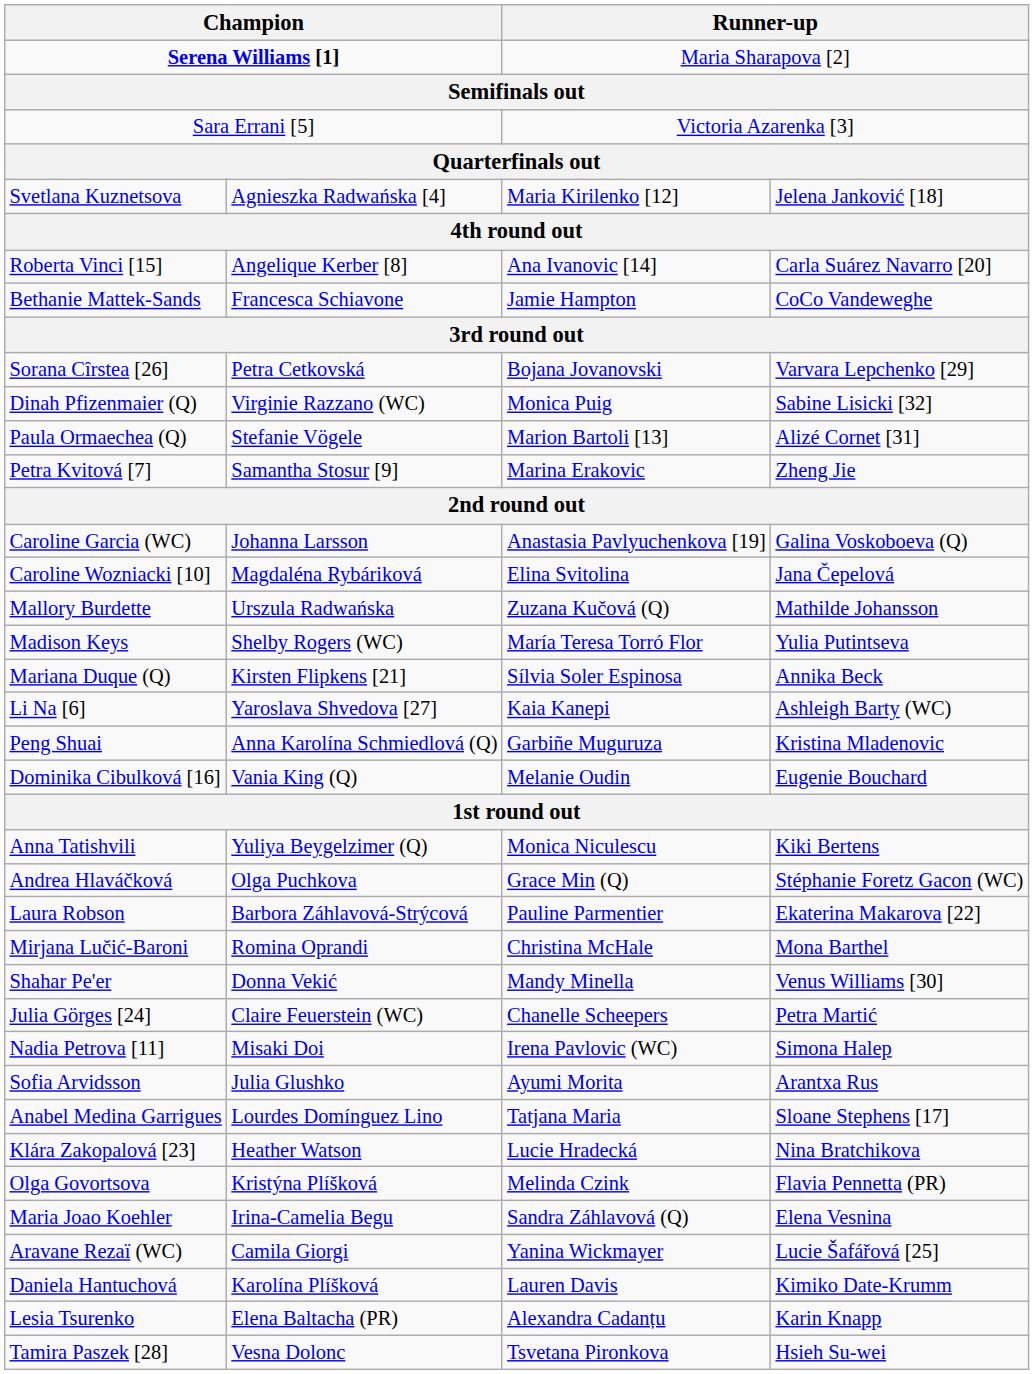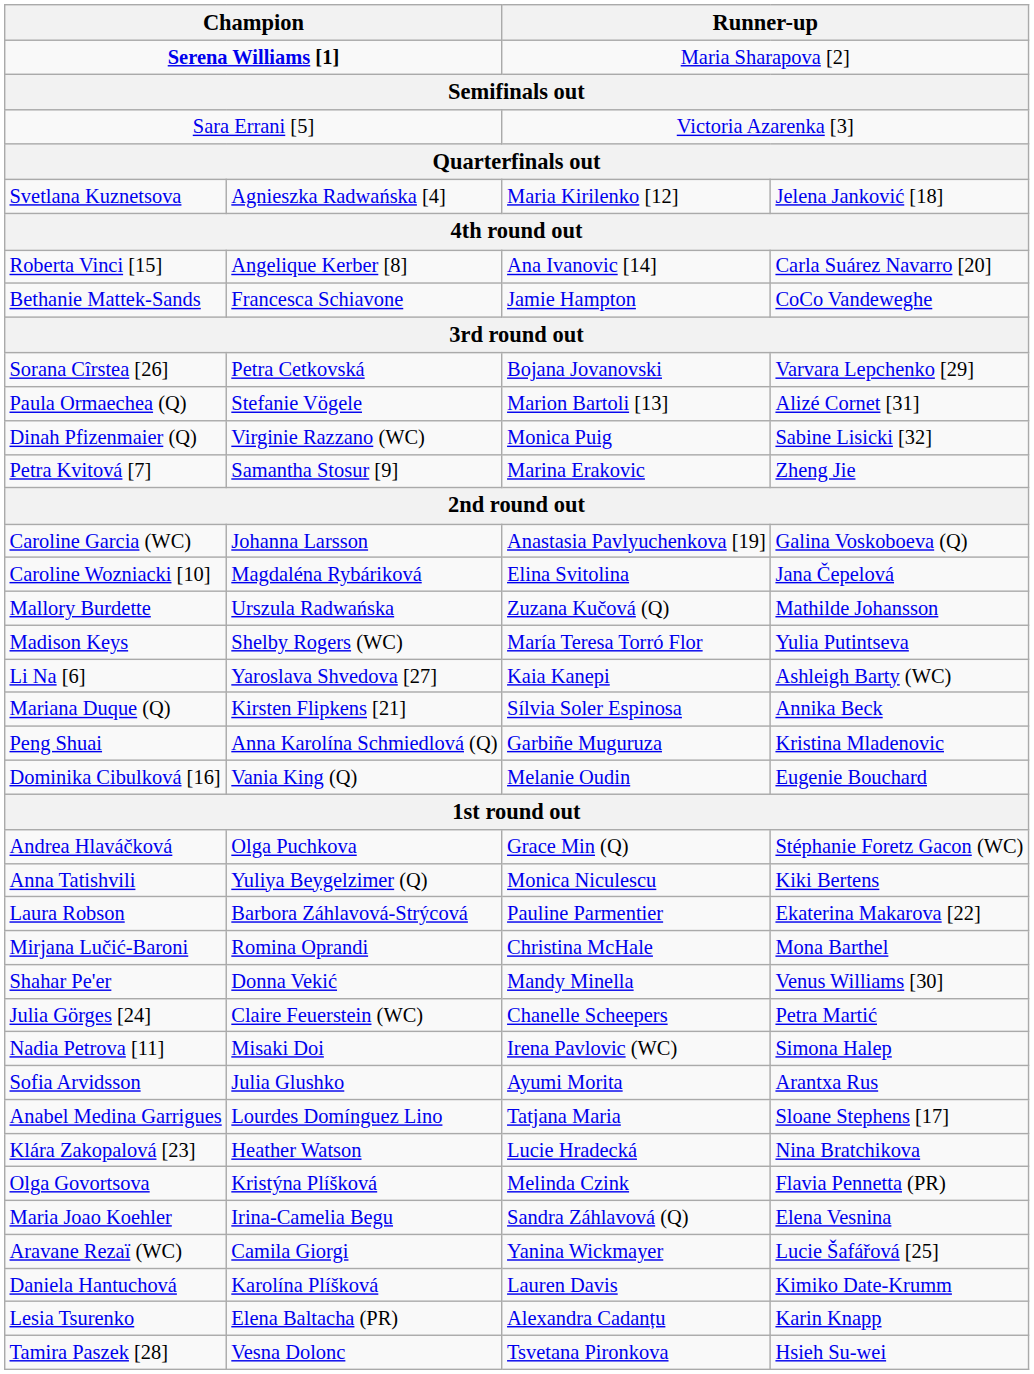rows swapped: (103, 403) <-> (98, 437)
rows swapped: (48, 709) <-> (90, 675)
rows swapped: (72, 846) <-> (91, 880)
